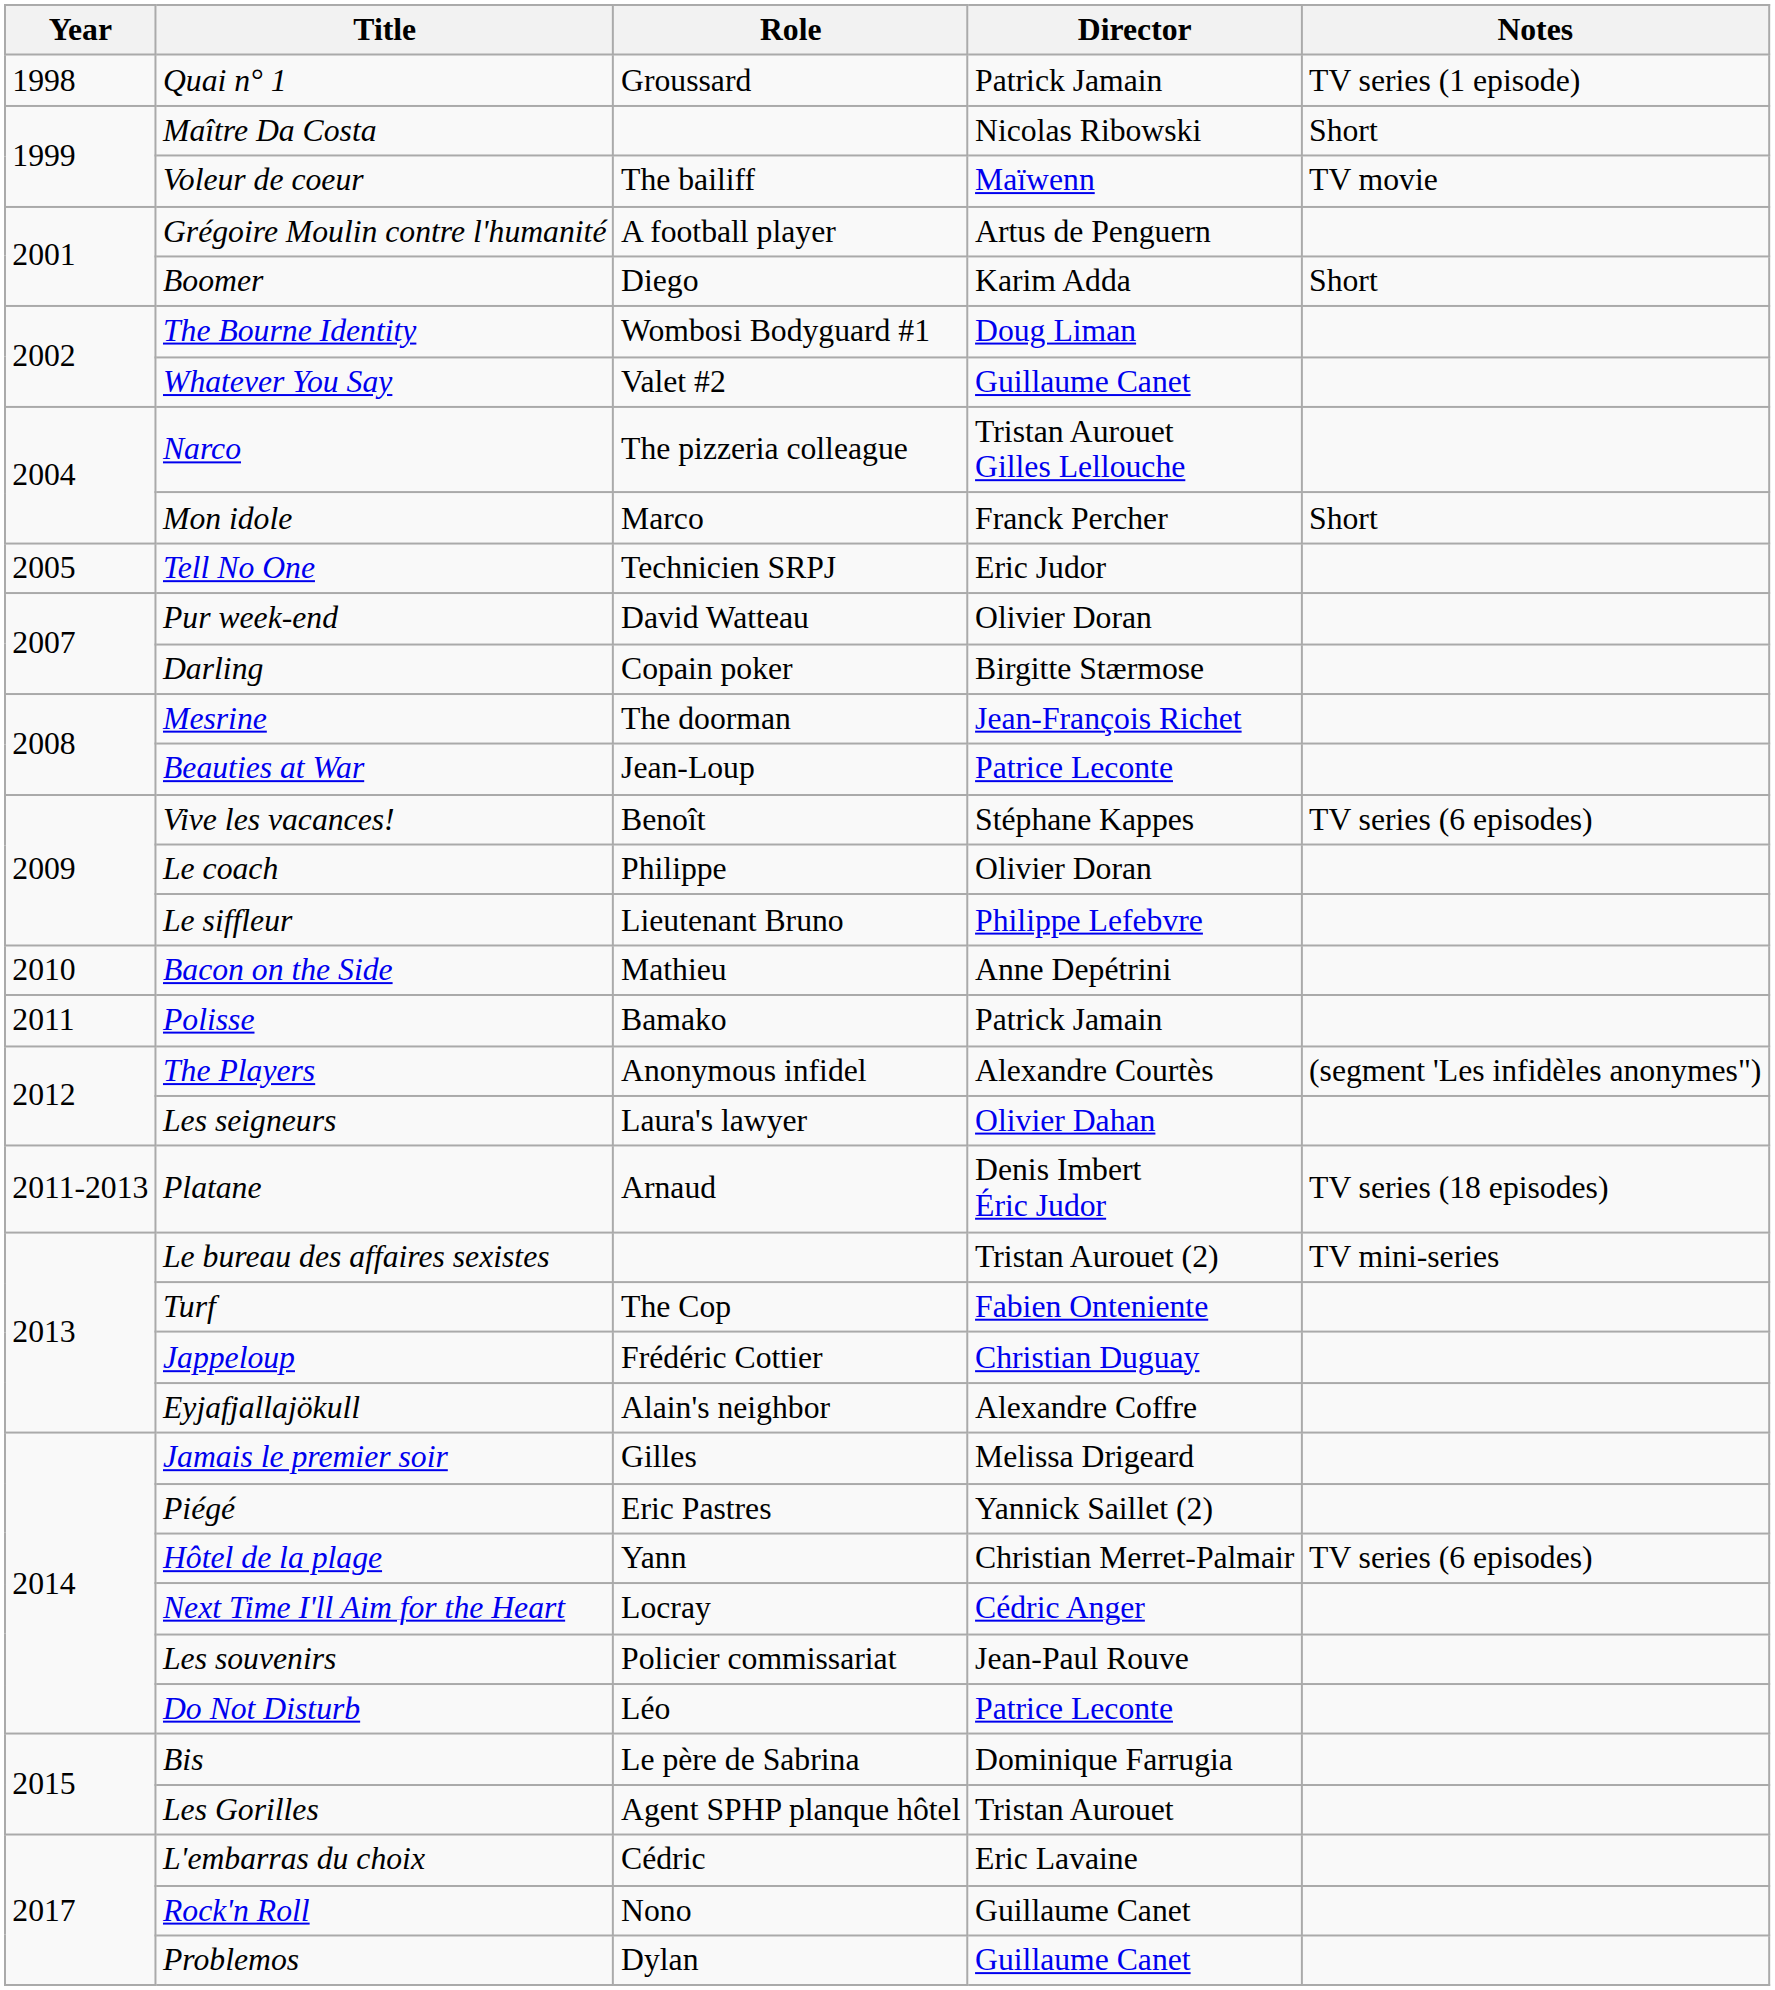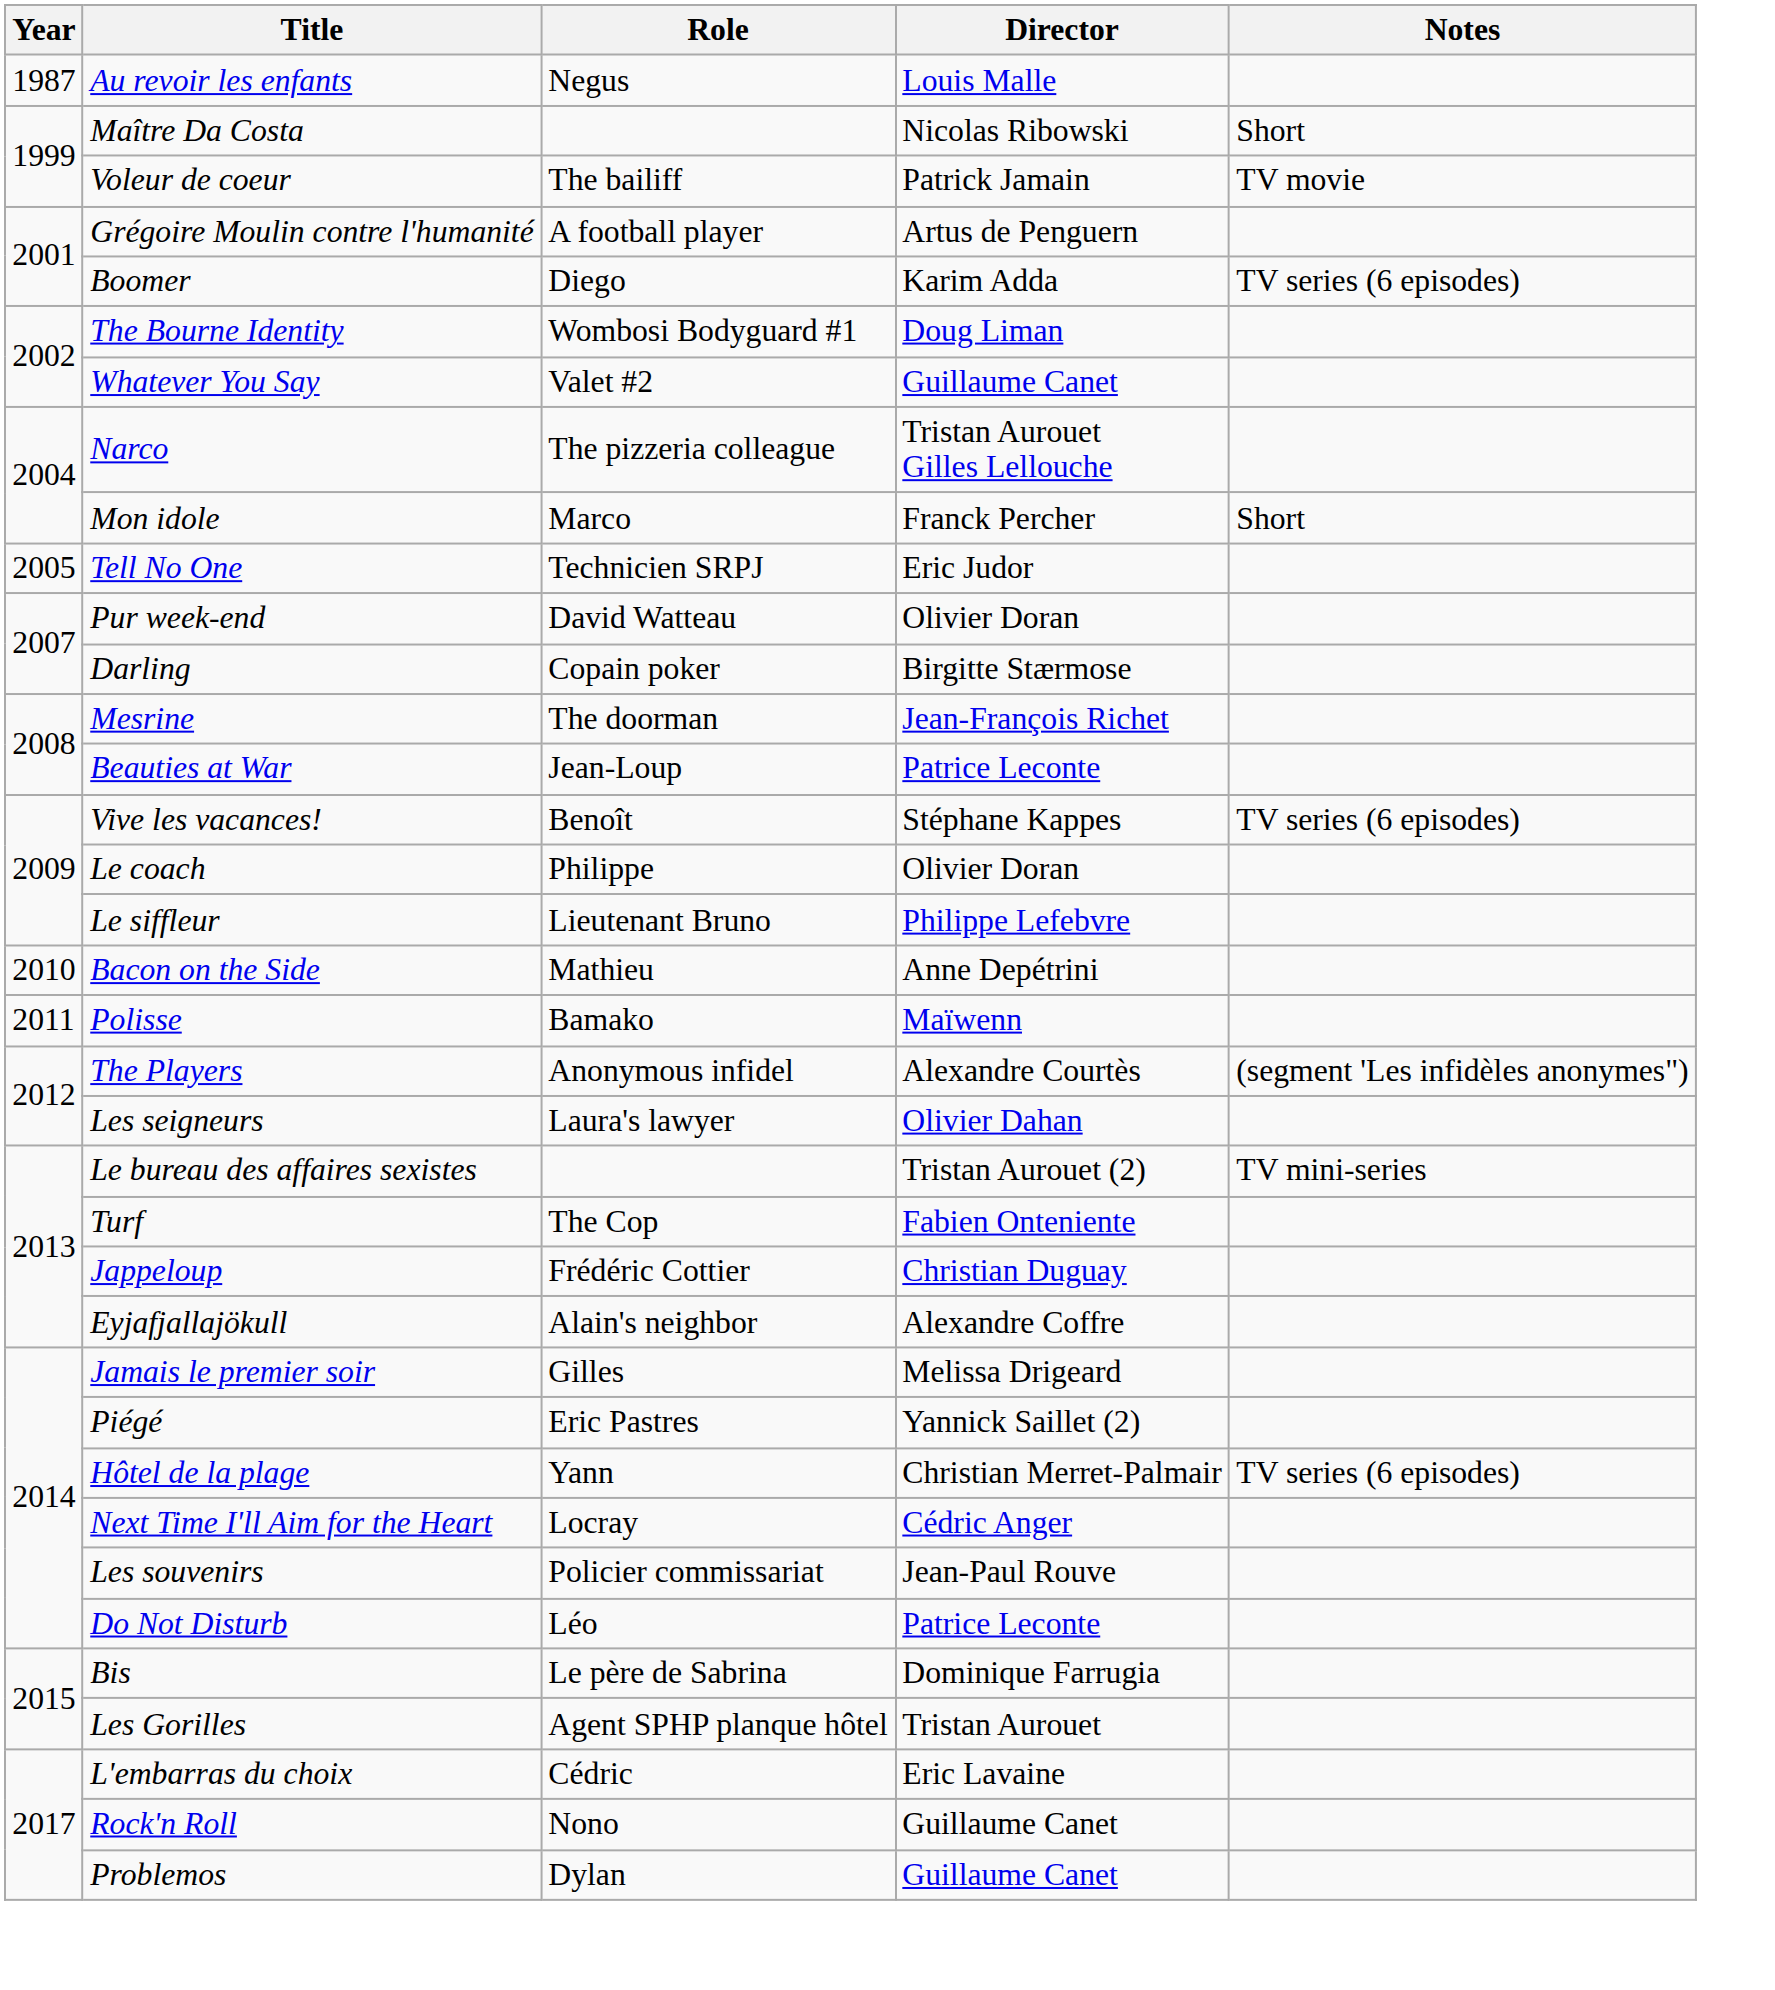+ row: (221, 79)
- row: (225, 79)
(1035, 180) Maïwenn -> (996, 180) Patrick Jamain
(1343, 280) Short -> (1378, 280) TV series (6 episodes)
(1069, 1019) Patrick Jamain -> (962, 1019) Maïwenn
- row: (212, 1188)
